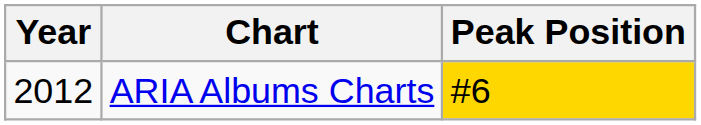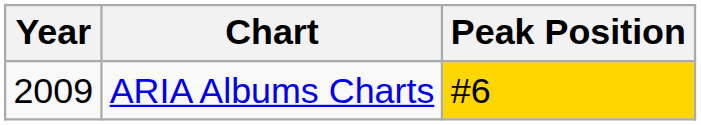(53, 89) 2012 -> (53, 89) 2009
